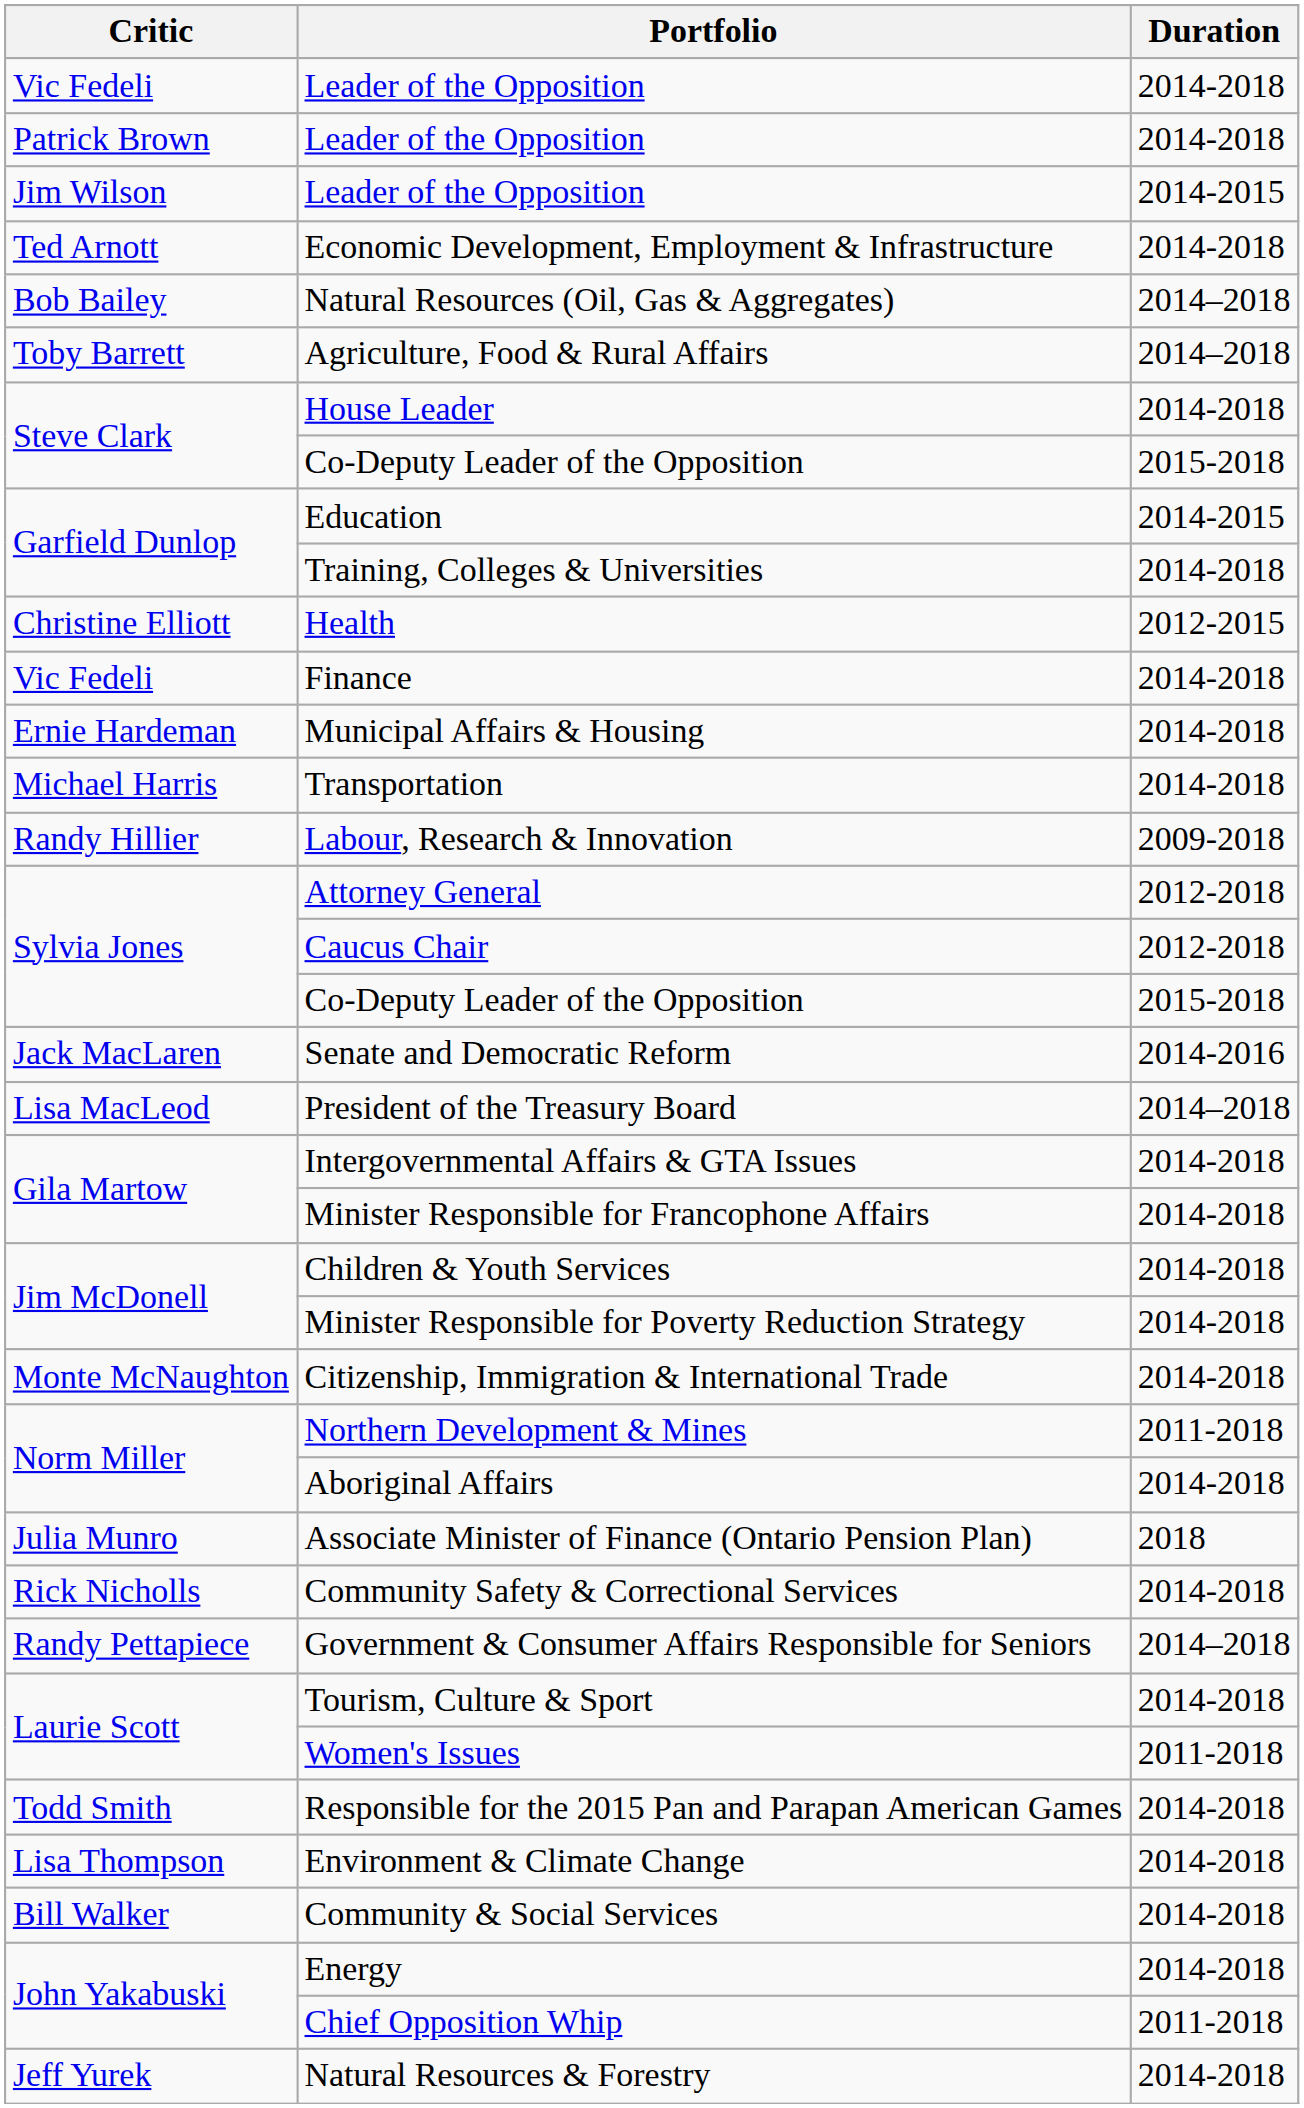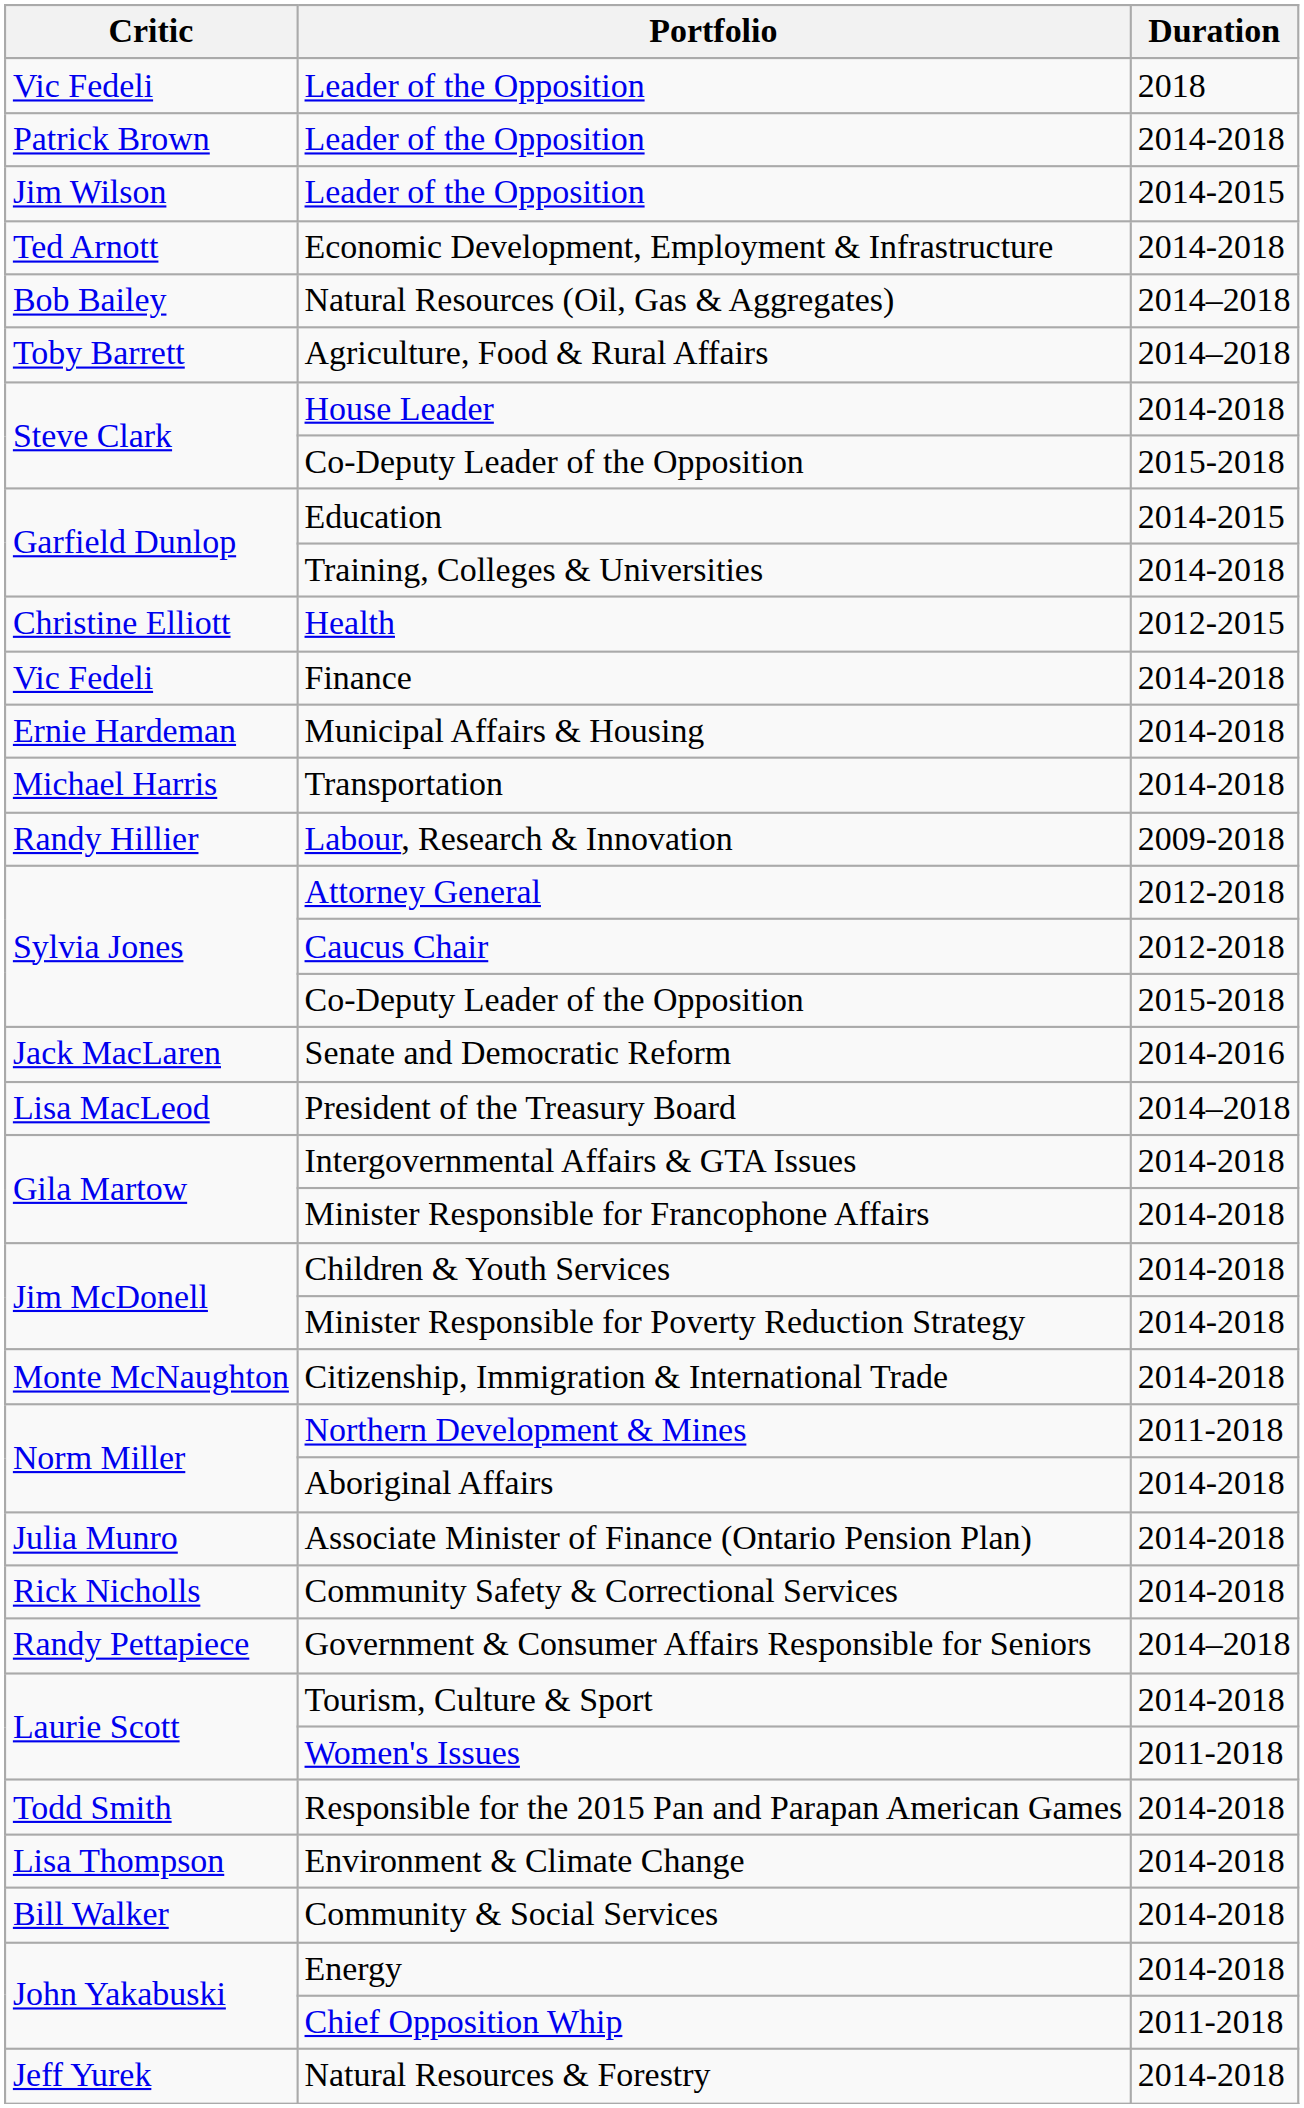(1211, 85) 2014-2018 -> (1172, 85) 2018
(1172, 1537) 2018 -> (1211, 1537) 2014-2018
